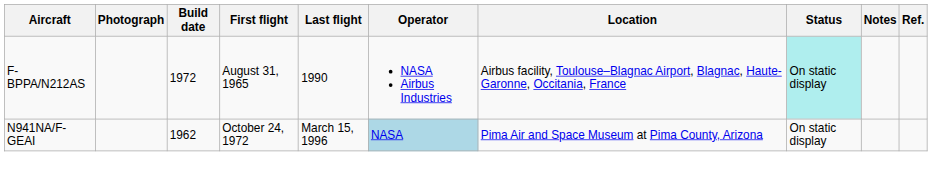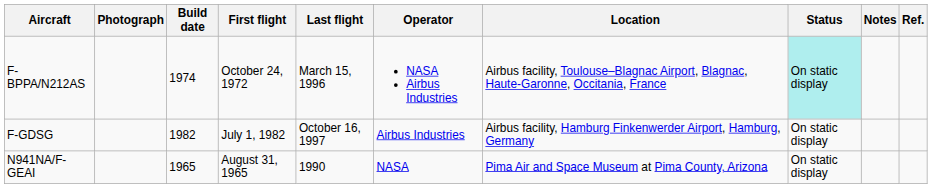(183, 77) 1972 -> (183, 77) 1974
(251, 77) August 31, 1965 -> (252, 77) October 24, 1972
(314, 77) 1990 -> (325, 77) March 15, 1996
+ row: (30, 135)
(183, 135) 1962 -> (183, 167) 1965
(253, 135) October 24, 1972 -> (250, 167) August 31, 1965
(328, 135) March 15, 1996 -> (312, 167) 1990
(387, 135) lightblue background -> (393, 167) no background
